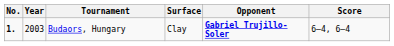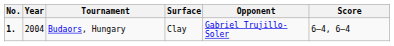(34, 29) 2003 -> (34, 29) 2004
(246, 29) bold -> (246, 29) normal
